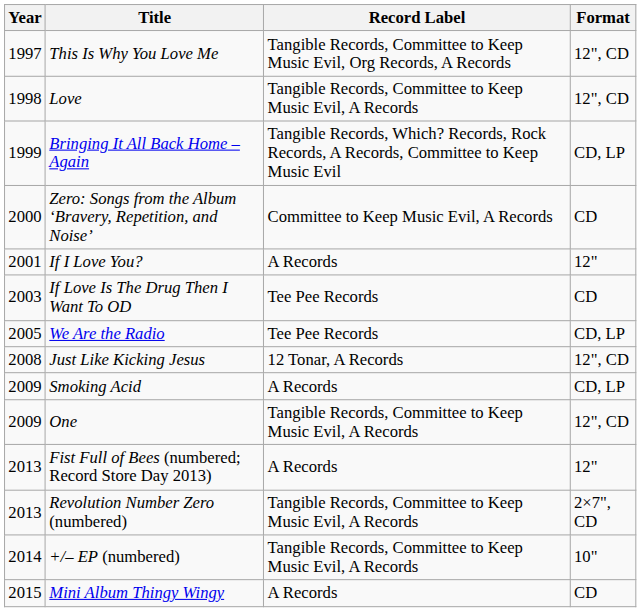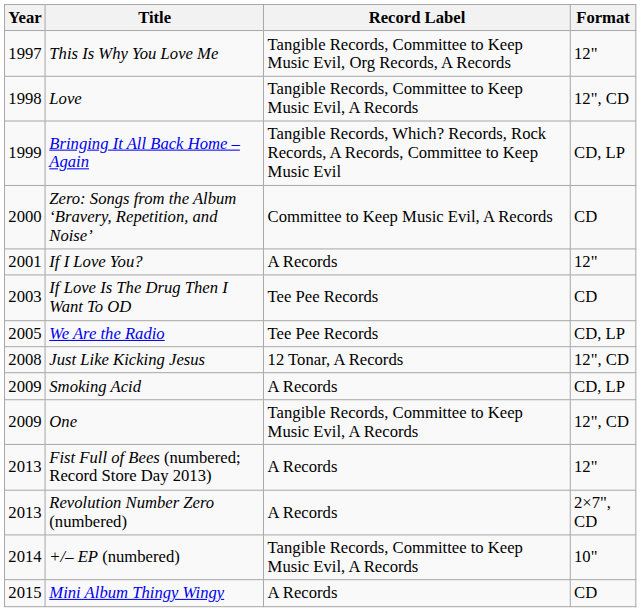(601, 53) 12", CD -> (586, 53) 12"
(395, 512) Tangible Records, Committee to Keep Music Evil, A Records -> (303, 512) A Records
